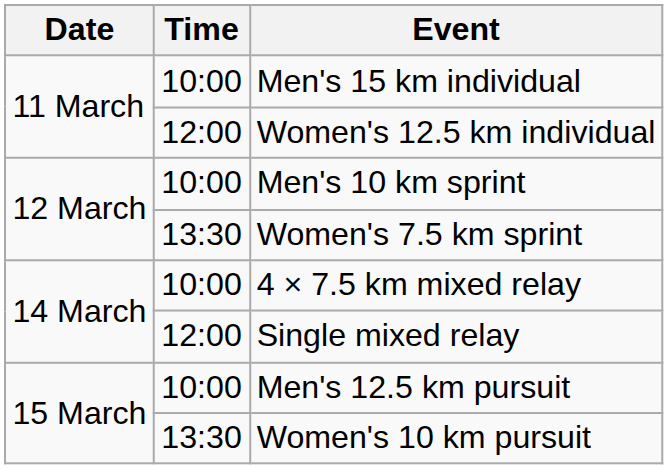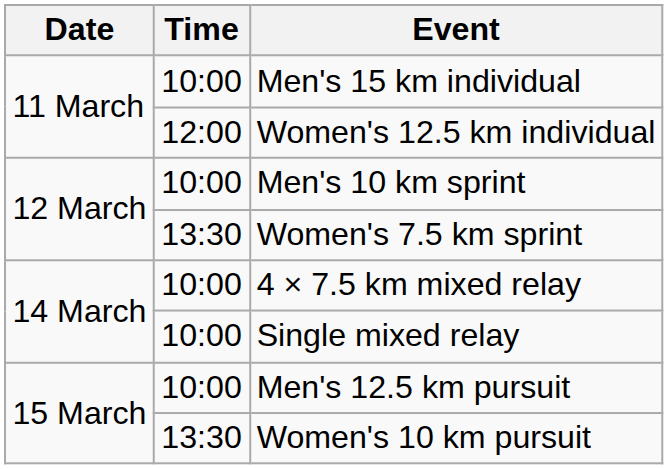(202, 336) 12:00 -> (202, 336) 10:00
